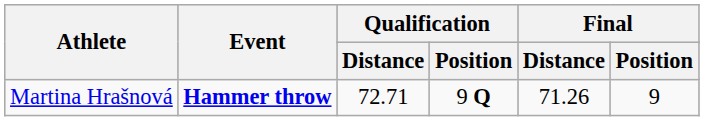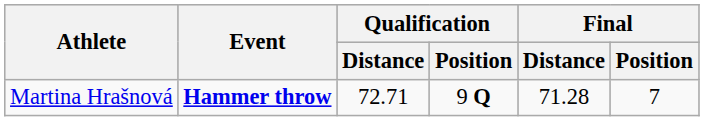(564, 97) 71.26 -> (564, 97) 71.28
(654, 97) 9 -> (654, 97) 7
